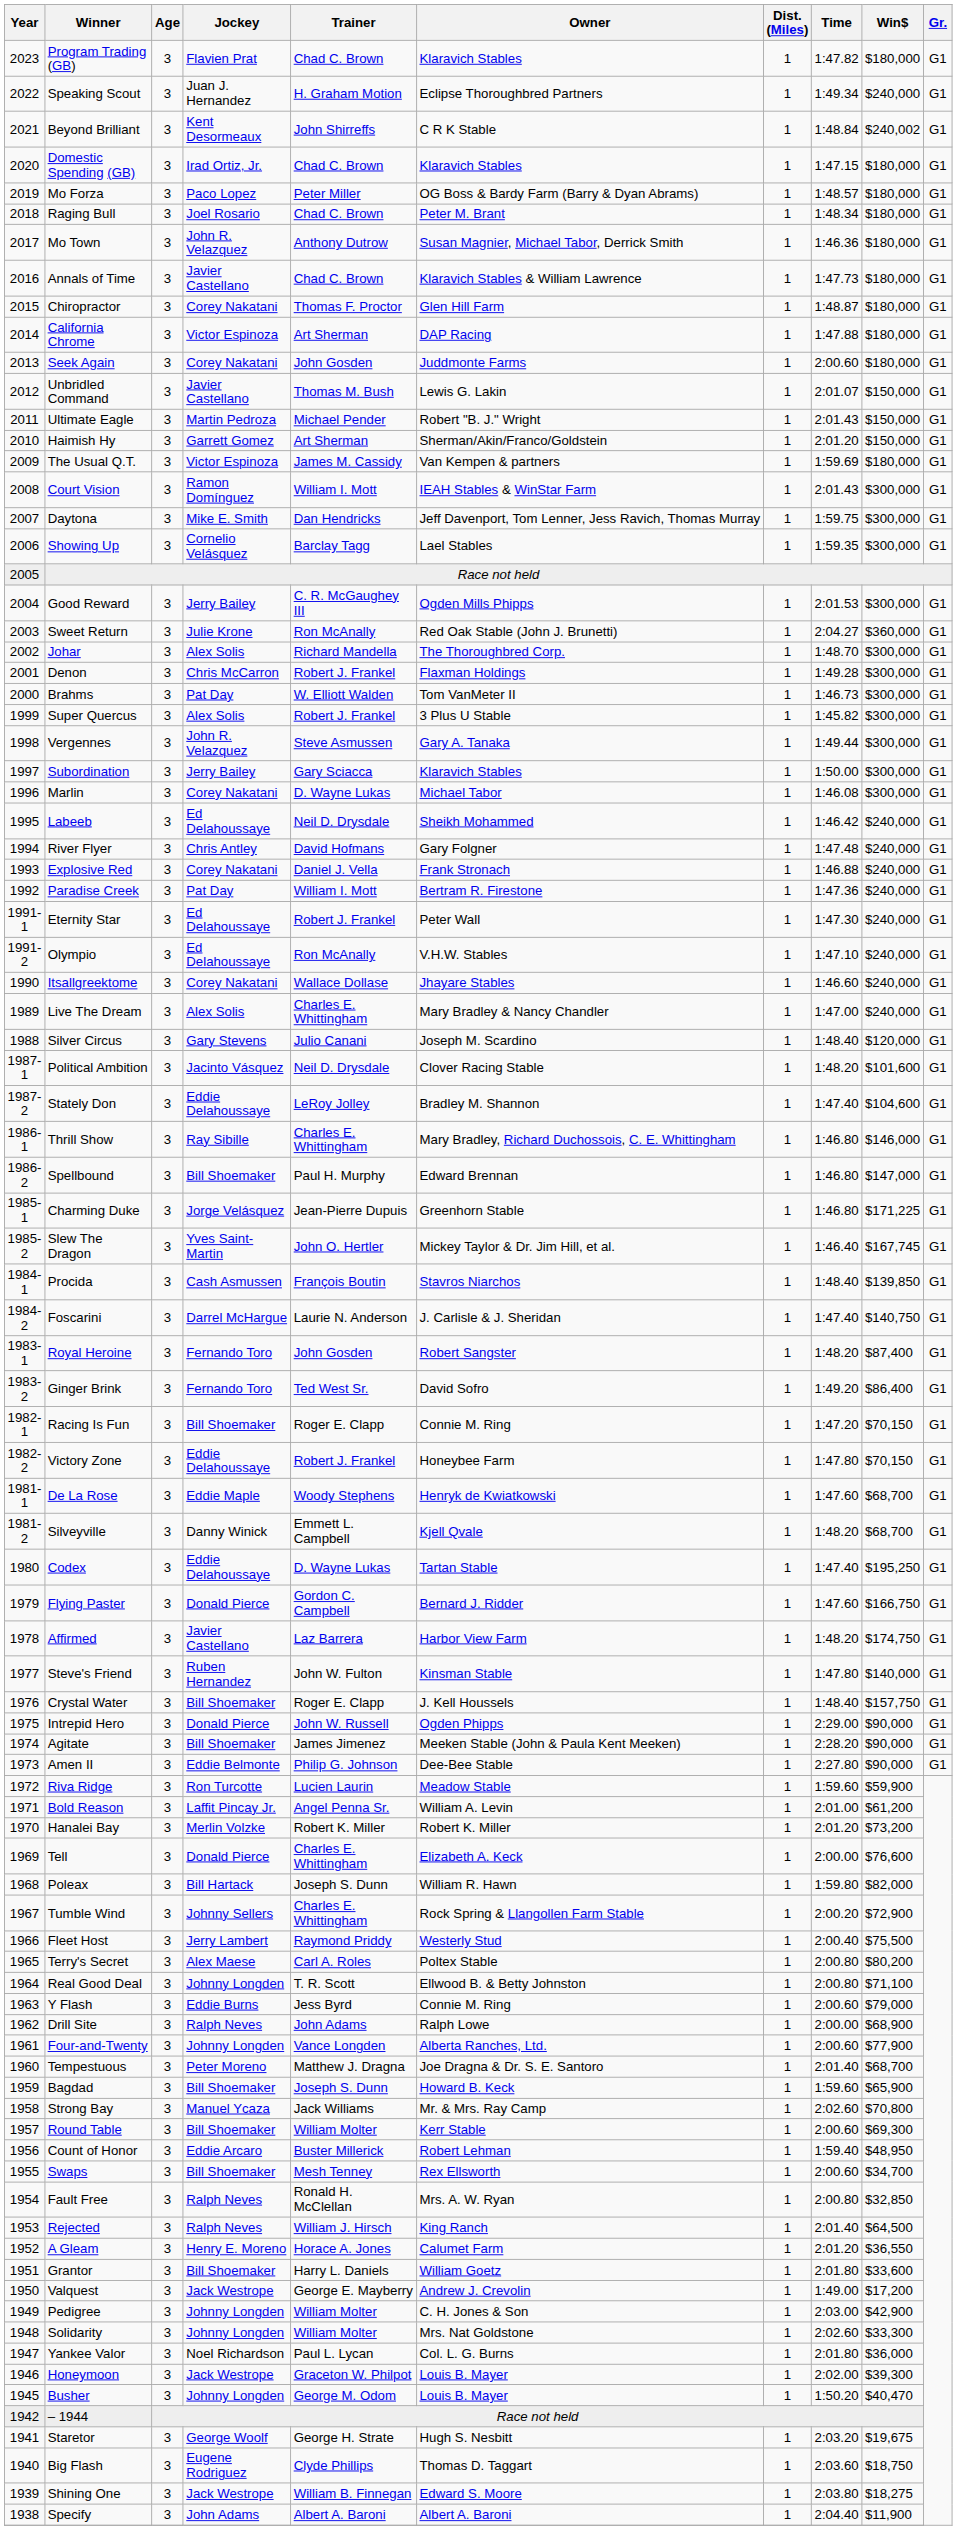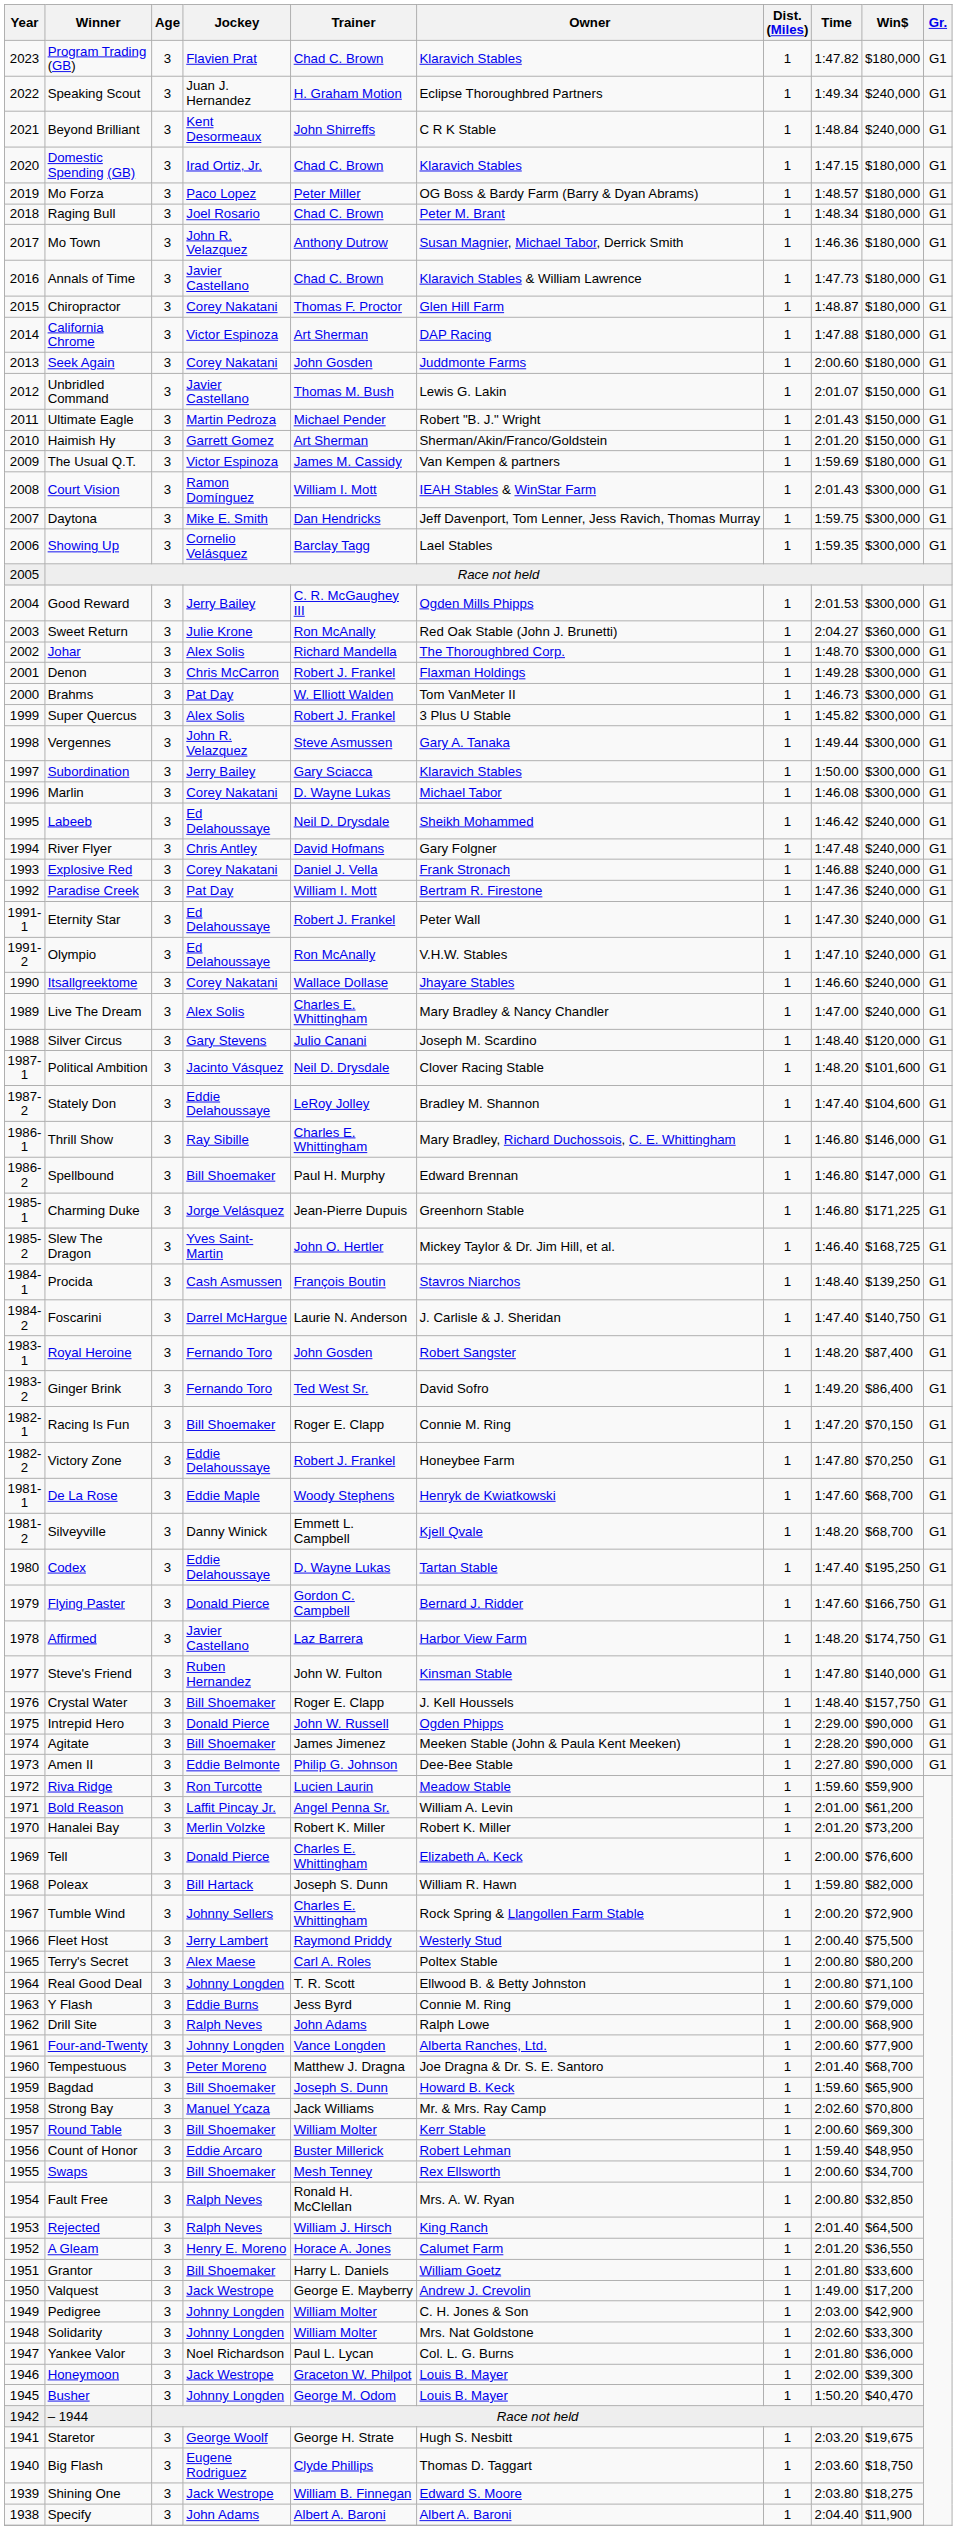(893, 130) $240,002 -> (893, 130) $240,000
(893, 1247) $167,745 -> (893, 1247) $168,725
(893, 1282) $139,850 -> (893, 1282) $139,250
(889, 1460) $70,150 -> (889, 1460) $70,250
